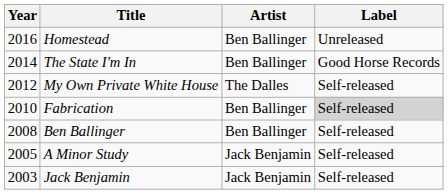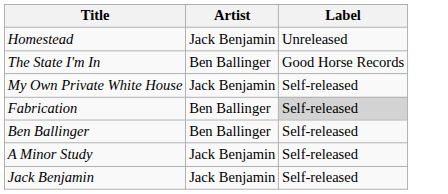- column: (22, 16)
(266, 39) Ben Ballinger -> (232, 39) Jack Benjamin
(257, 85) The Dalles -> (232, 85) Jack Benjamin
